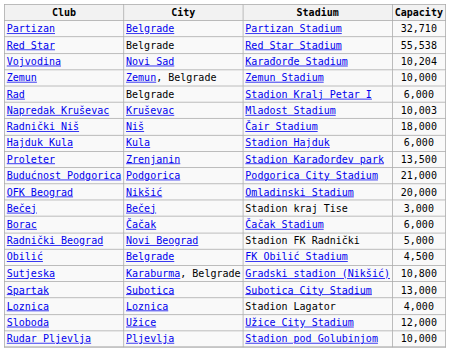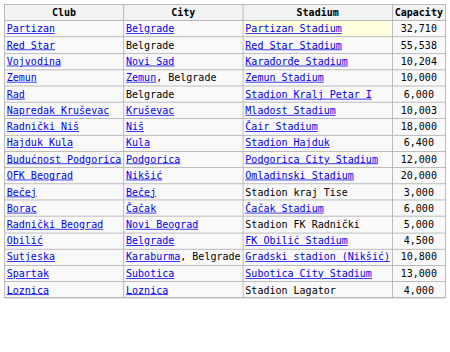(294, 29) no background -> (294, 29) lightyellow background
(419, 143) 6,000 -> (419, 143) 6,400
- row: (31, 159)
(419, 176) 21,000 -> (419, 159) 12,000
- row: (28, 323)
- row: (49, 339)
